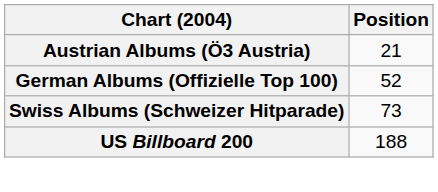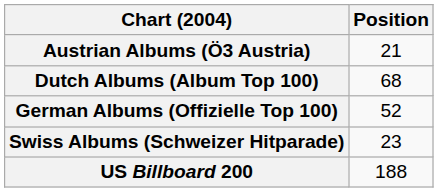+ row: (177, 80)
(391, 111) 73 -> (391, 141) 23
